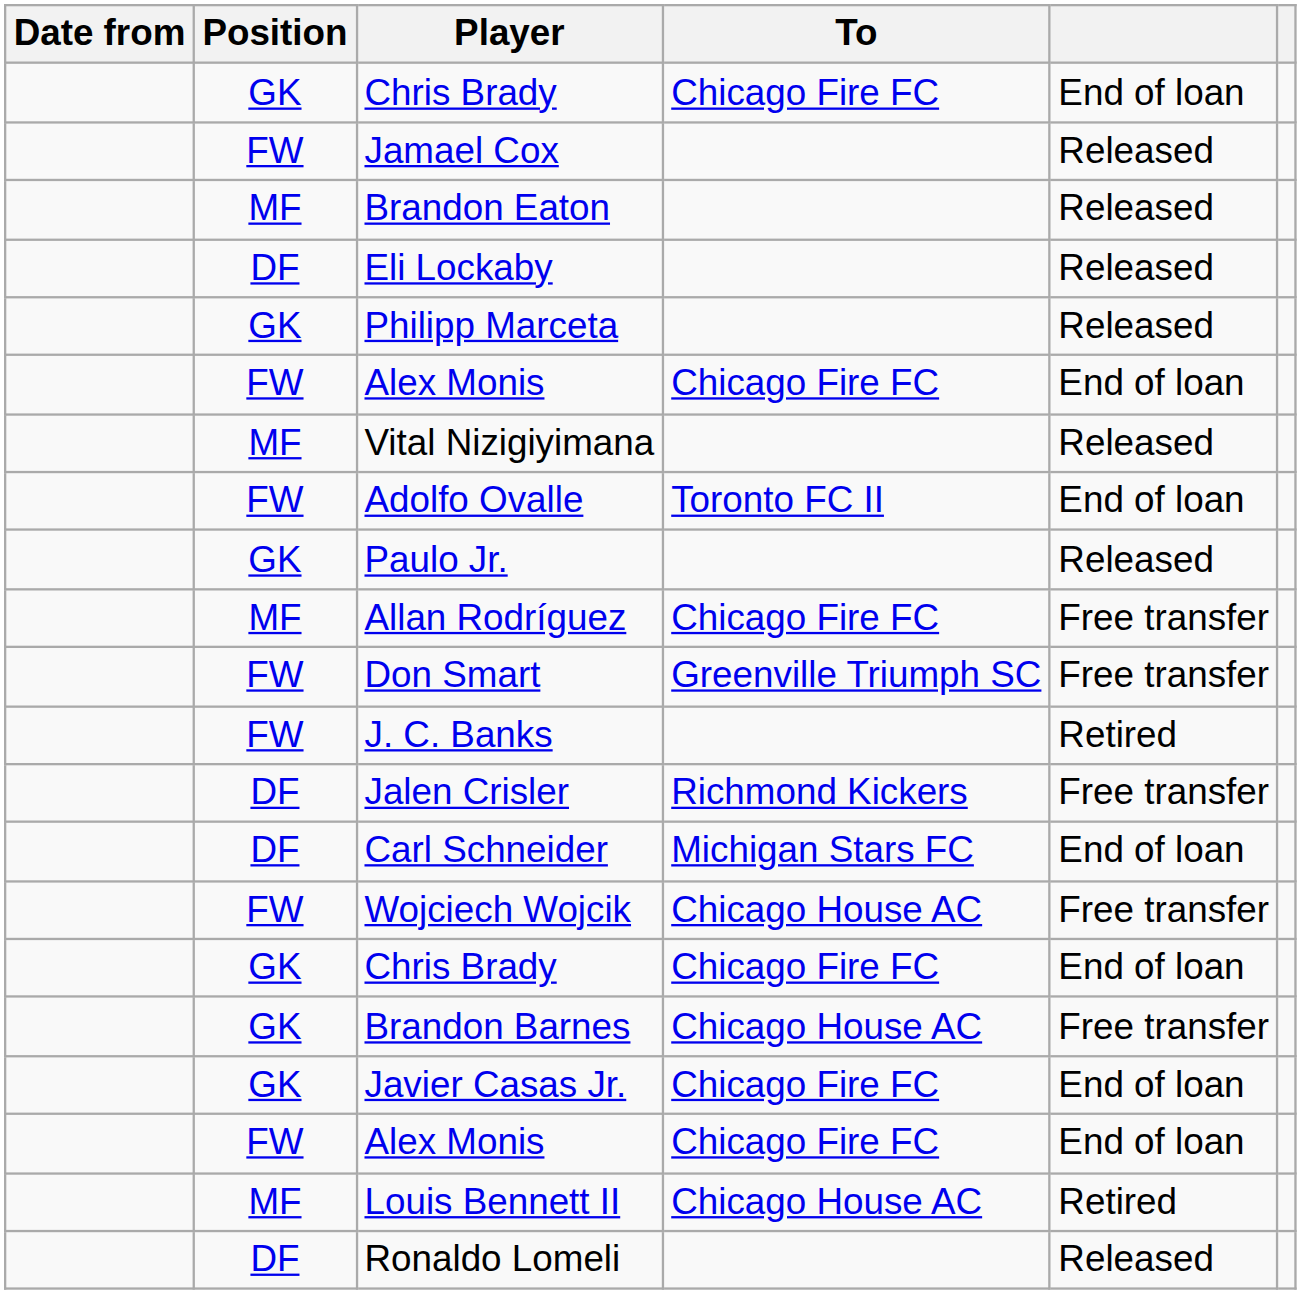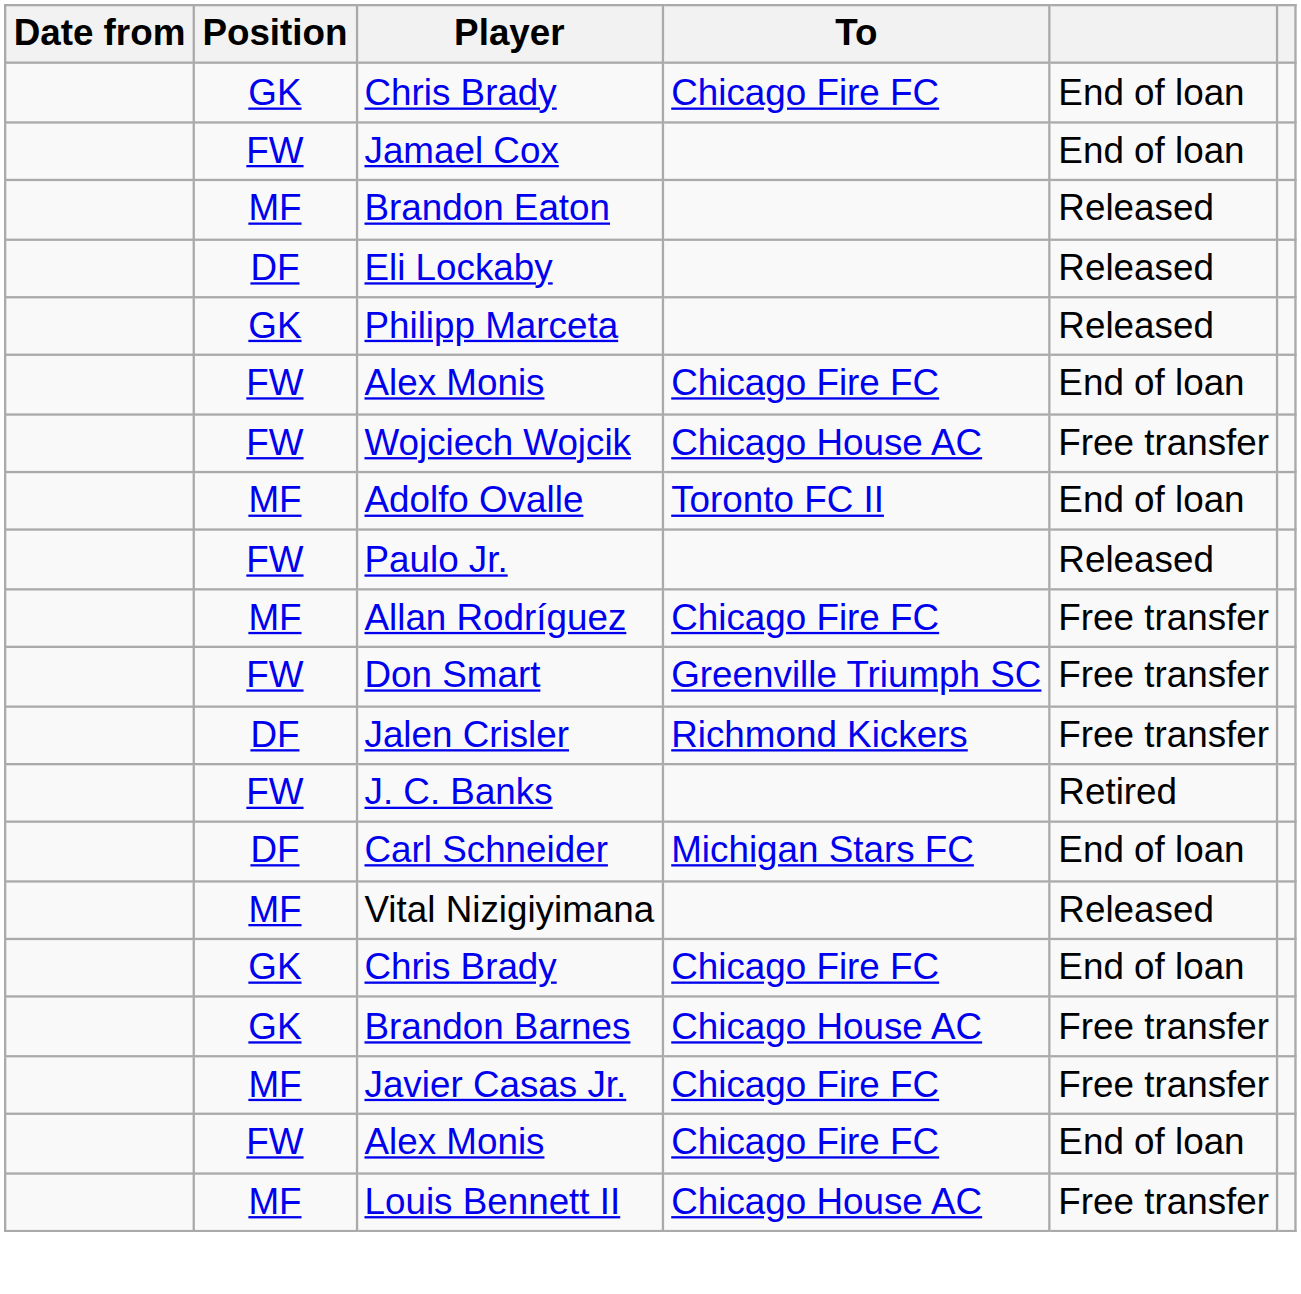(1136, 150) Released -> (1151, 150) End of loan
rows swapped: (509, 442) <-> (498, 909)
(275, 500) FW -> (275, 500) MF
(275, 558) GK -> (275, 558) FW
rows swapped: (459, 734) <-> (467, 792)
(275, 1084) GK -> (275, 1084) MF
(1151, 1084) End of loan -> (1164, 1084) Free transfer
(1118, 1200) Retired -> (1164, 1200) Free transfer
- row: (492, 1259)
